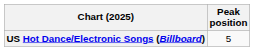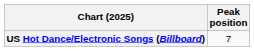(229, 38) 5 -> (229, 38) 7
